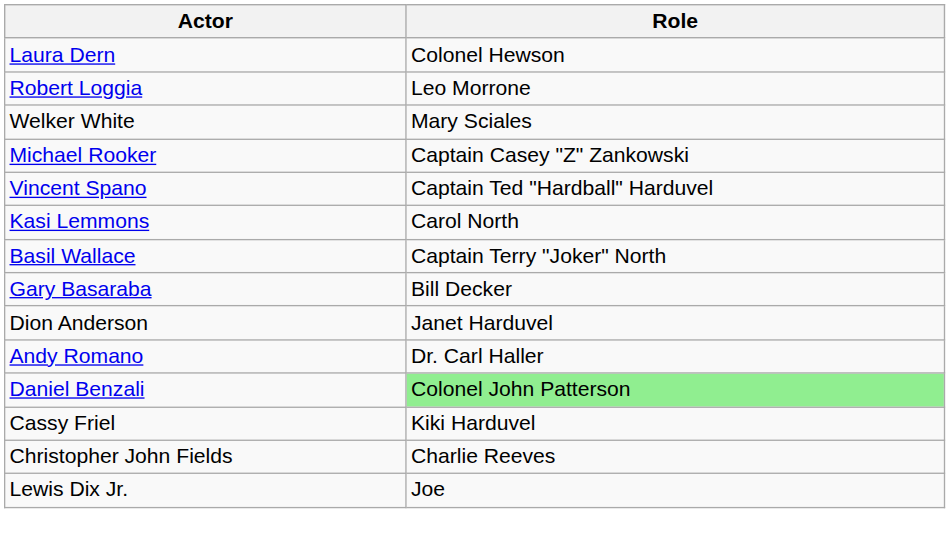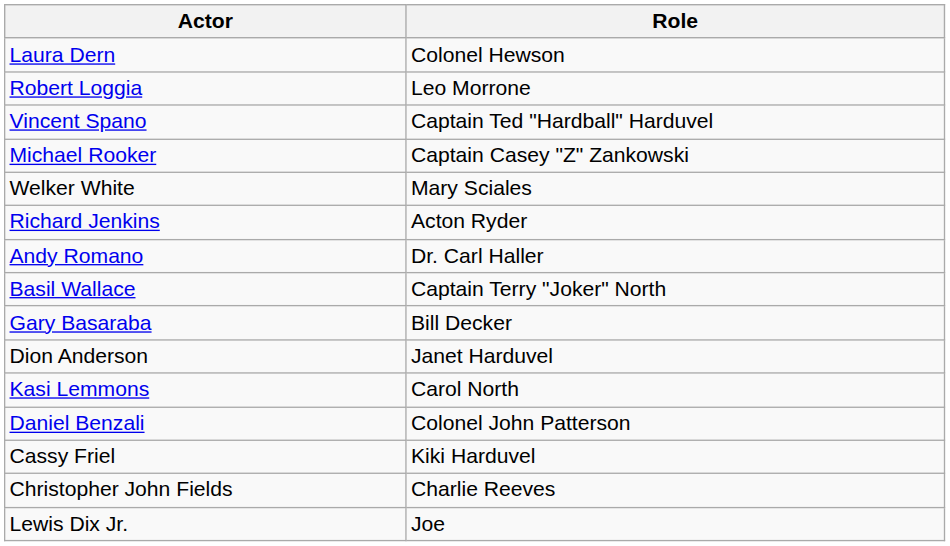rows swapped: (78, 188) <-> (72, 121)
+ row: (85, 222)
rows swapped: (76, 356) <-> (79, 222)
(521, 389) lightgreen background -> (521, 423) no background
